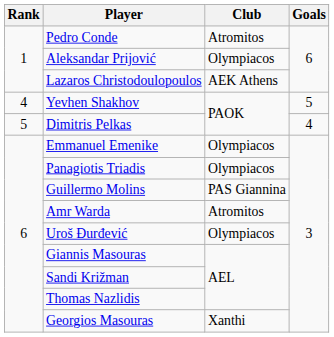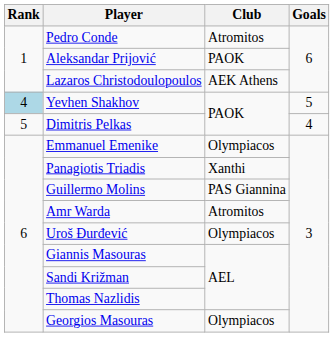(241, 59) Olympiacos -> (226, 59) PAOK
(24, 102) no background -> (24, 102) lightblue background
(241, 168) Olympiacos -> (227, 168) Xanthi
(227, 320) Xanthi -> (241, 320) Olympiacos
